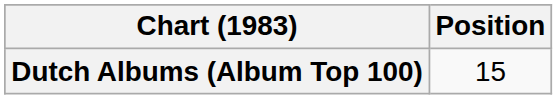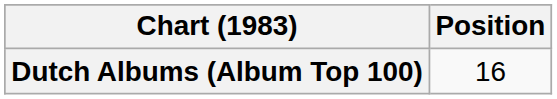(490, 70) 15 -> (490, 70) 16
